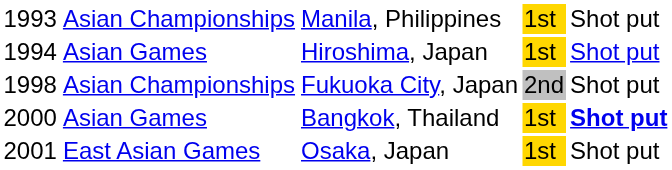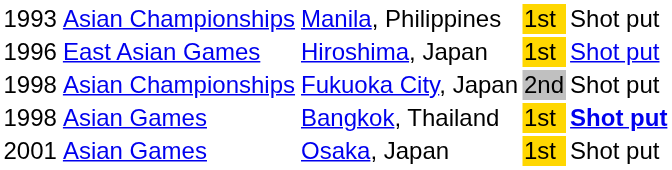(30, 51) 1994 -> (30, 51) 1996
(135, 51) Asian Games -> (162, 51) East Asian Games
(30, 117) 2000 -> (30, 117) 1998
(162, 150) East Asian Games -> (135, 150) Asian Games
